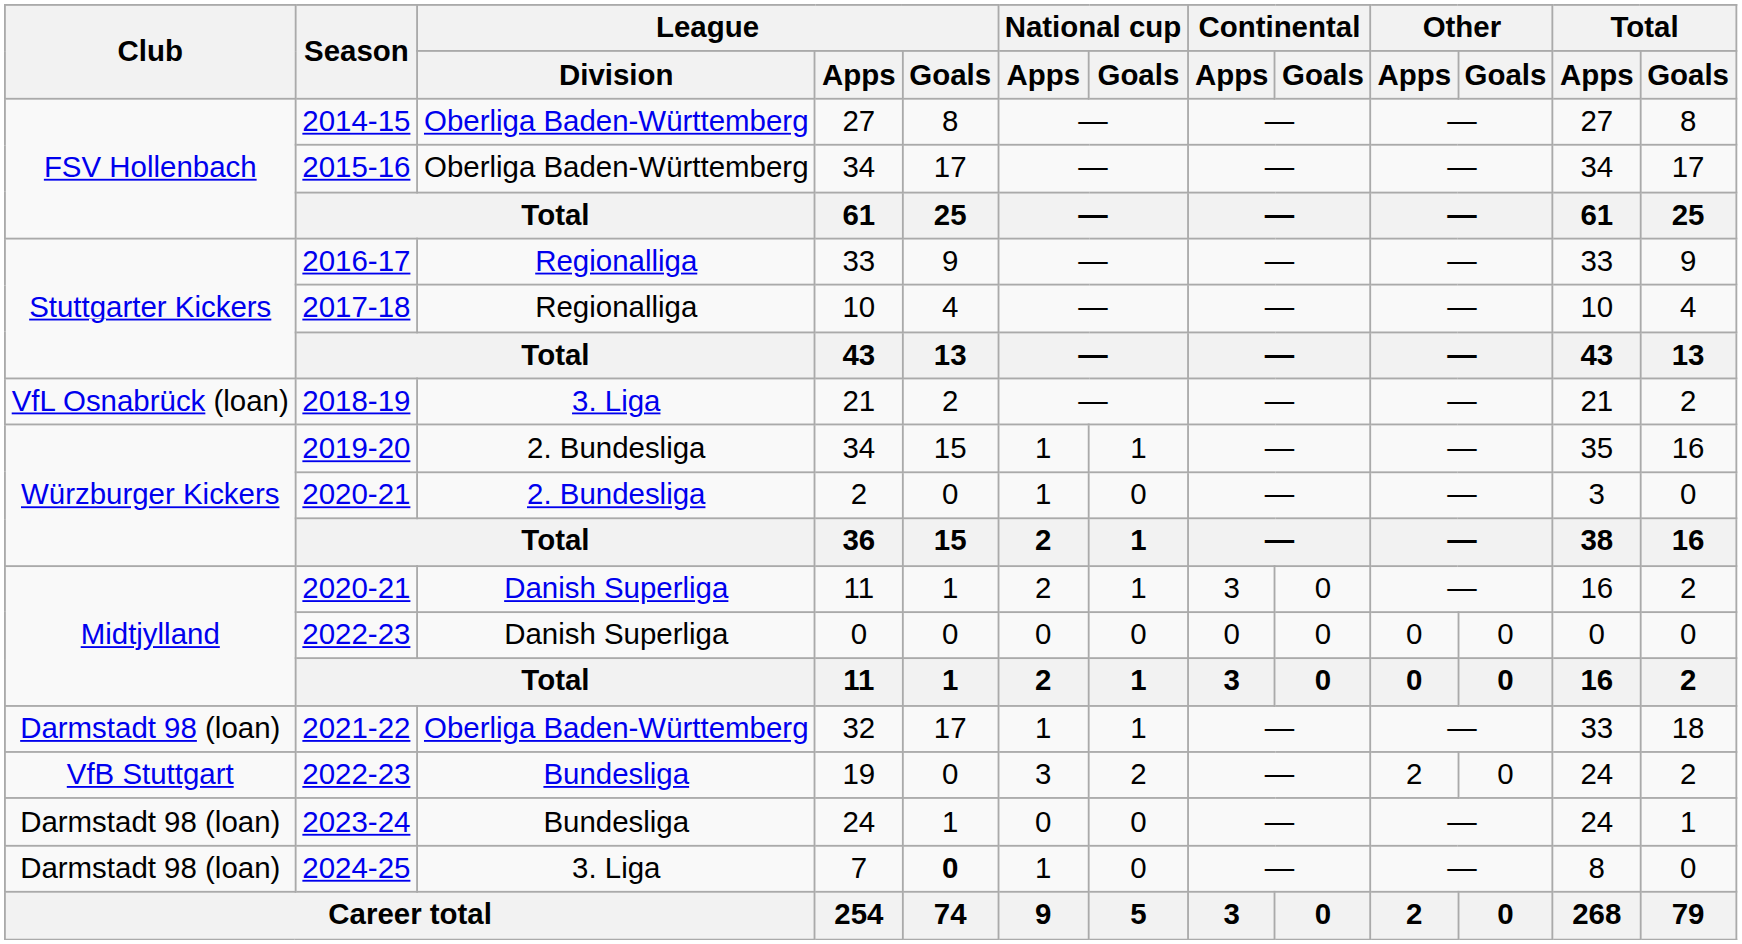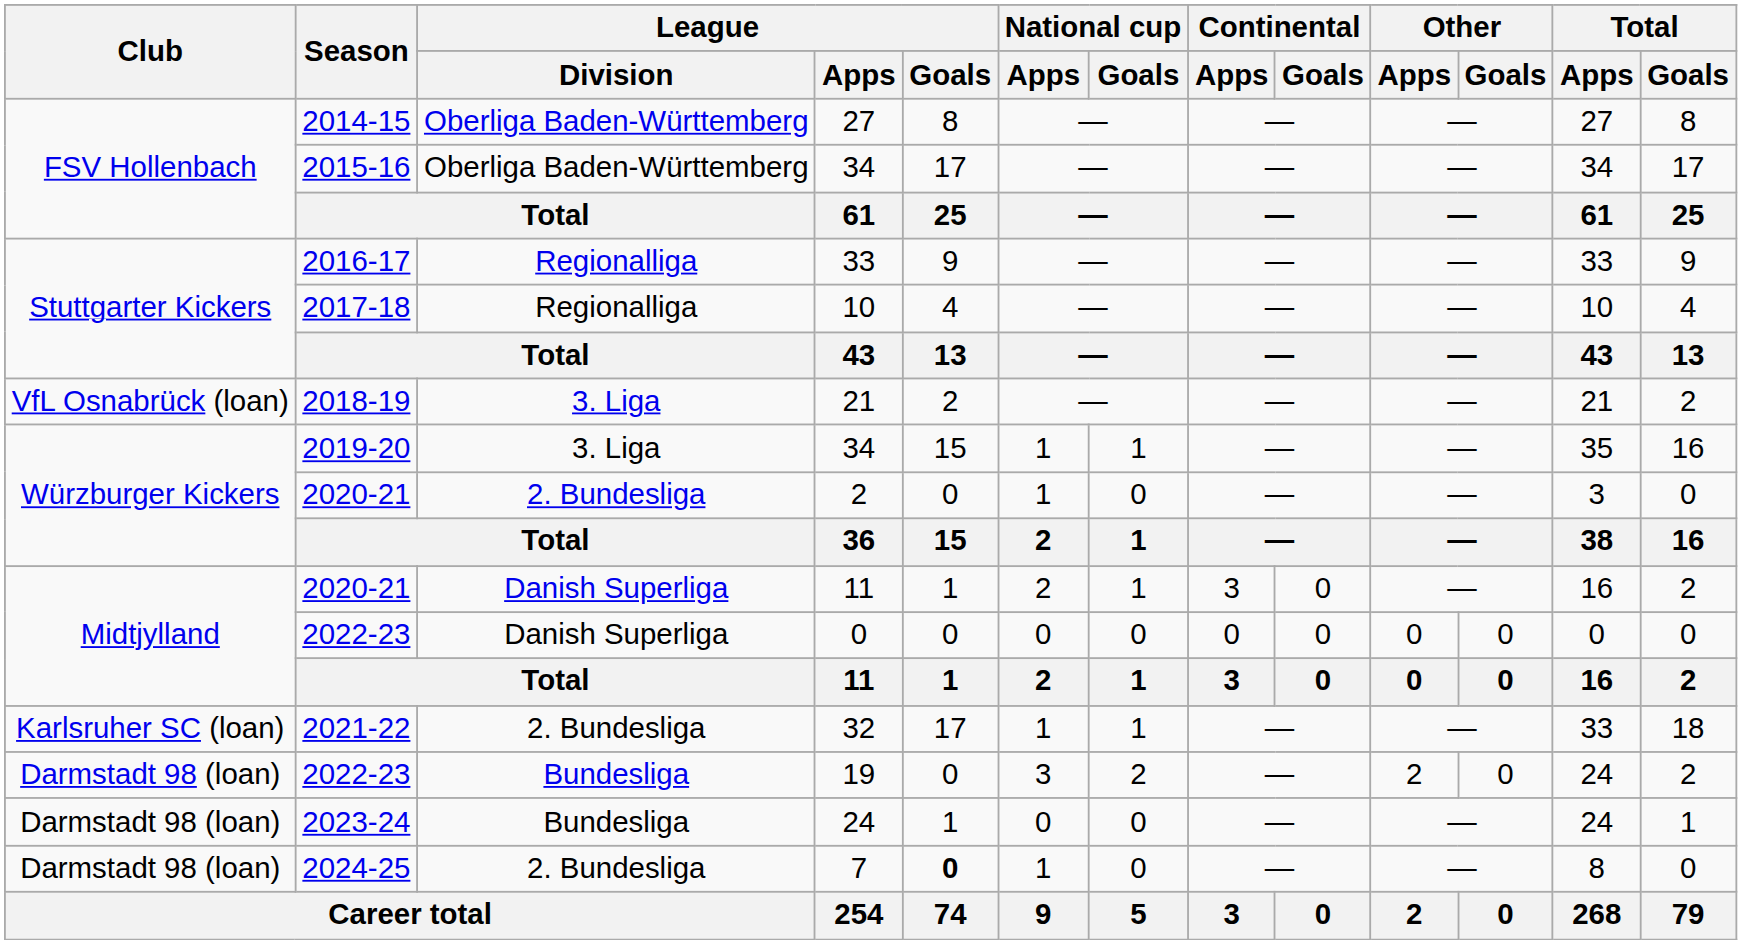(616, 448) 2. Bundesliga -> (616, 448) 3. Liga
(150, 728) Darmstadt 98 (loan) -> (150, 728) Karlsruher SC (loan)
(616, 728) Oberliga Baden-Württemberg -> (616, 728) 2. Bundesliga
(150, 774) VfB Stuttgart -> (150, 774) Darmstadt 98 (loan)
(616, 868) 3. Liga -> (616, 868) 2. Bundesliga
